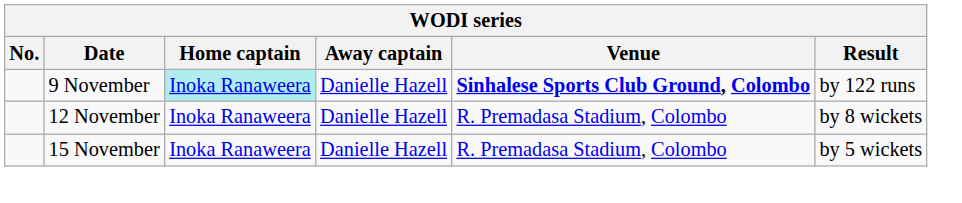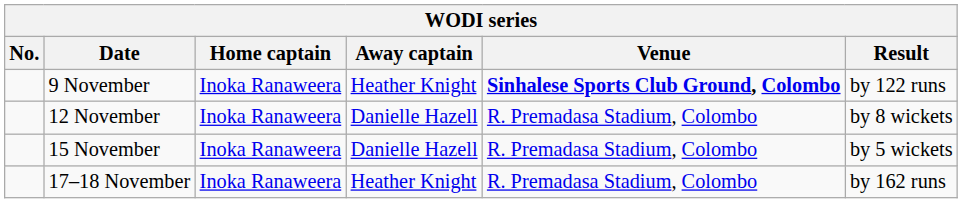(240, 85) paleturquoise background -> (270, 85) no background
(384, 85) Danielle Hazell -> (414, 85) Heather Knight
+ row: (119, 181)
